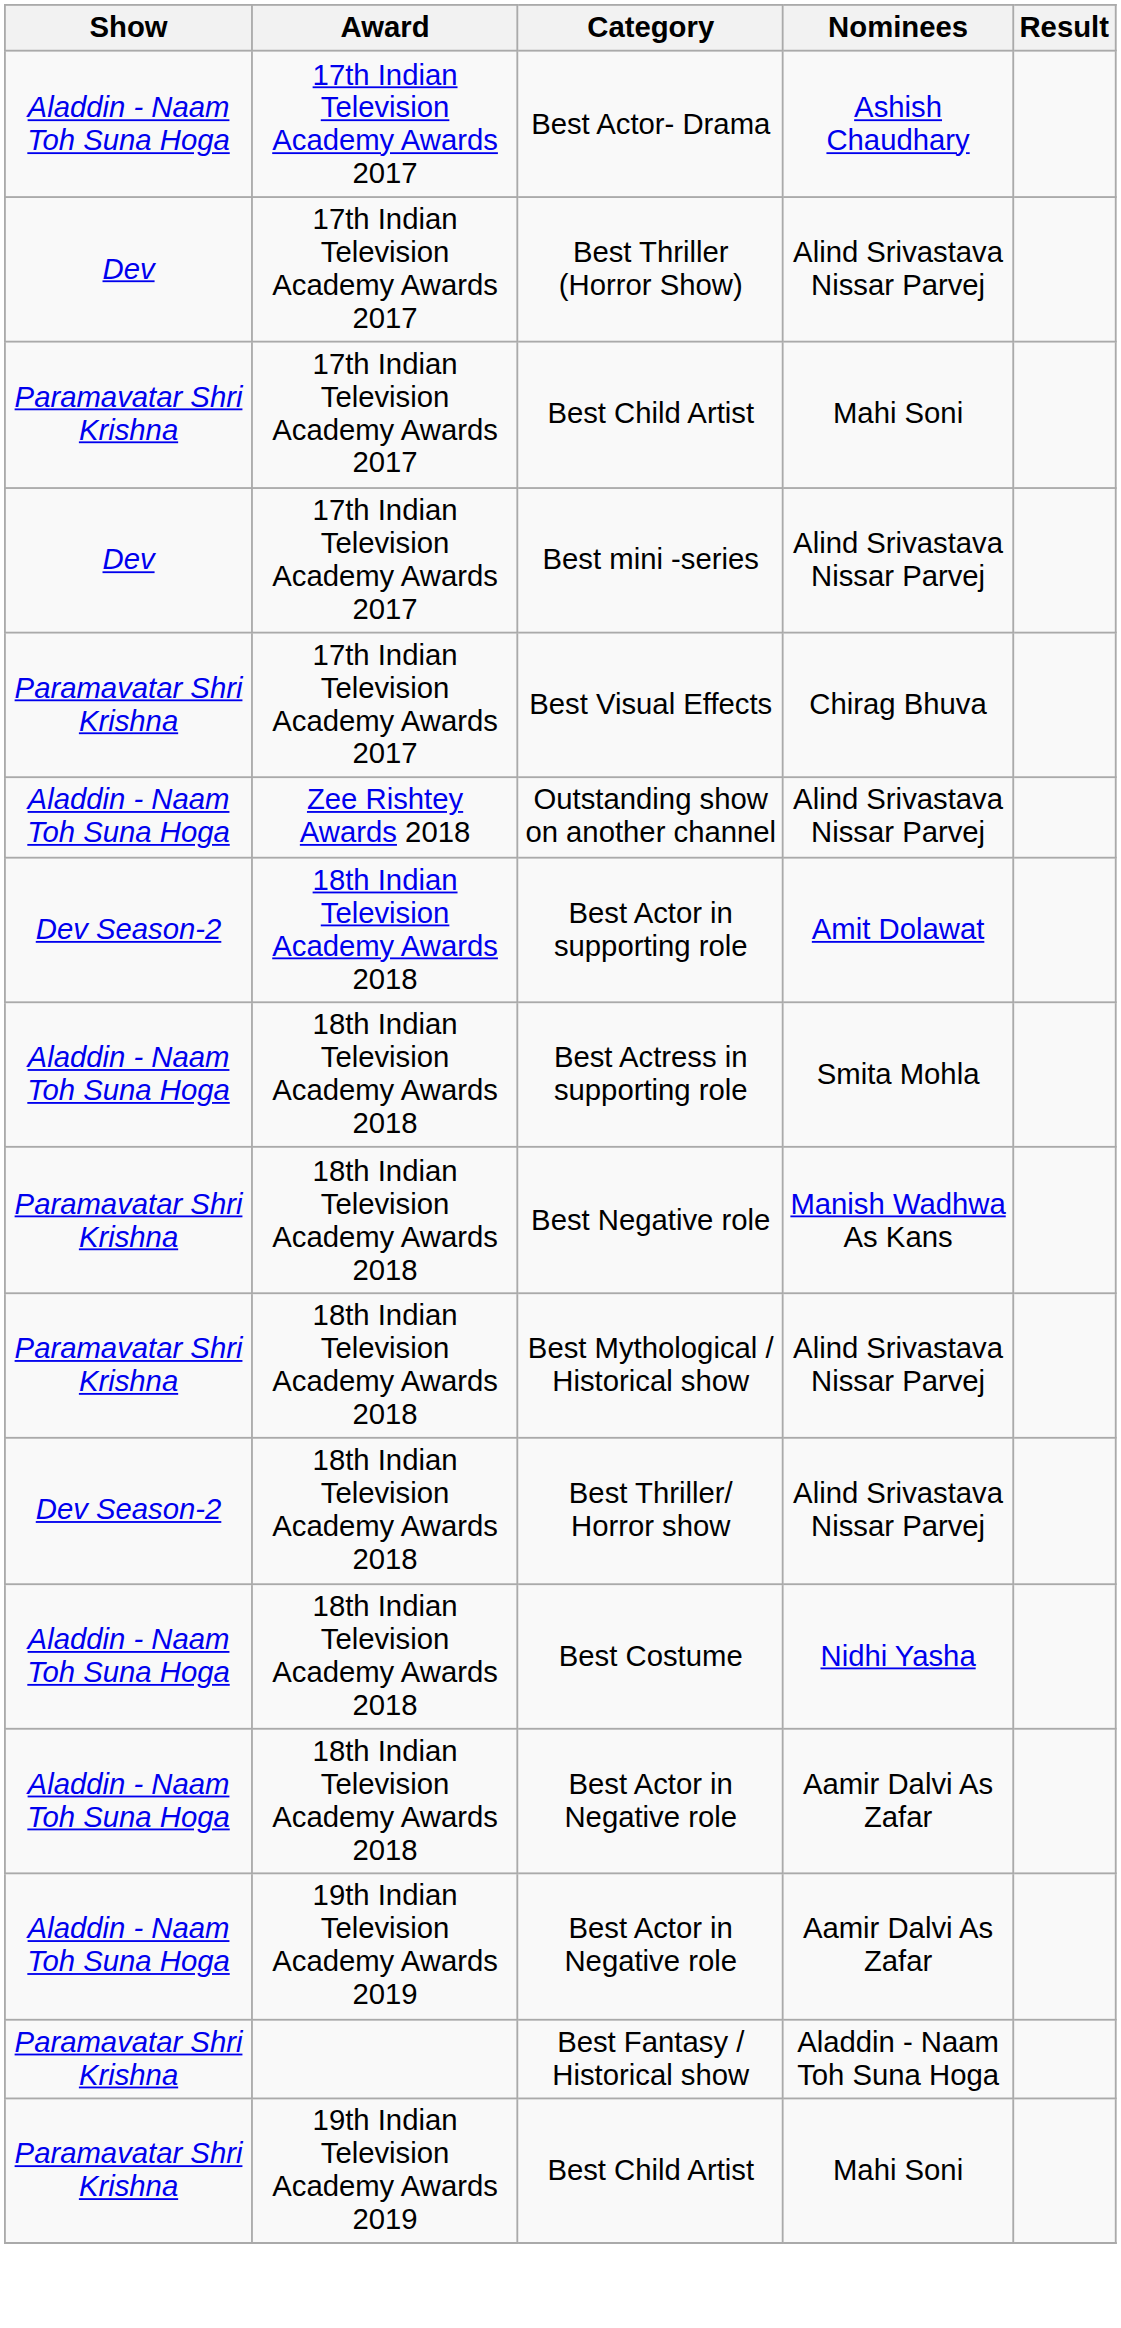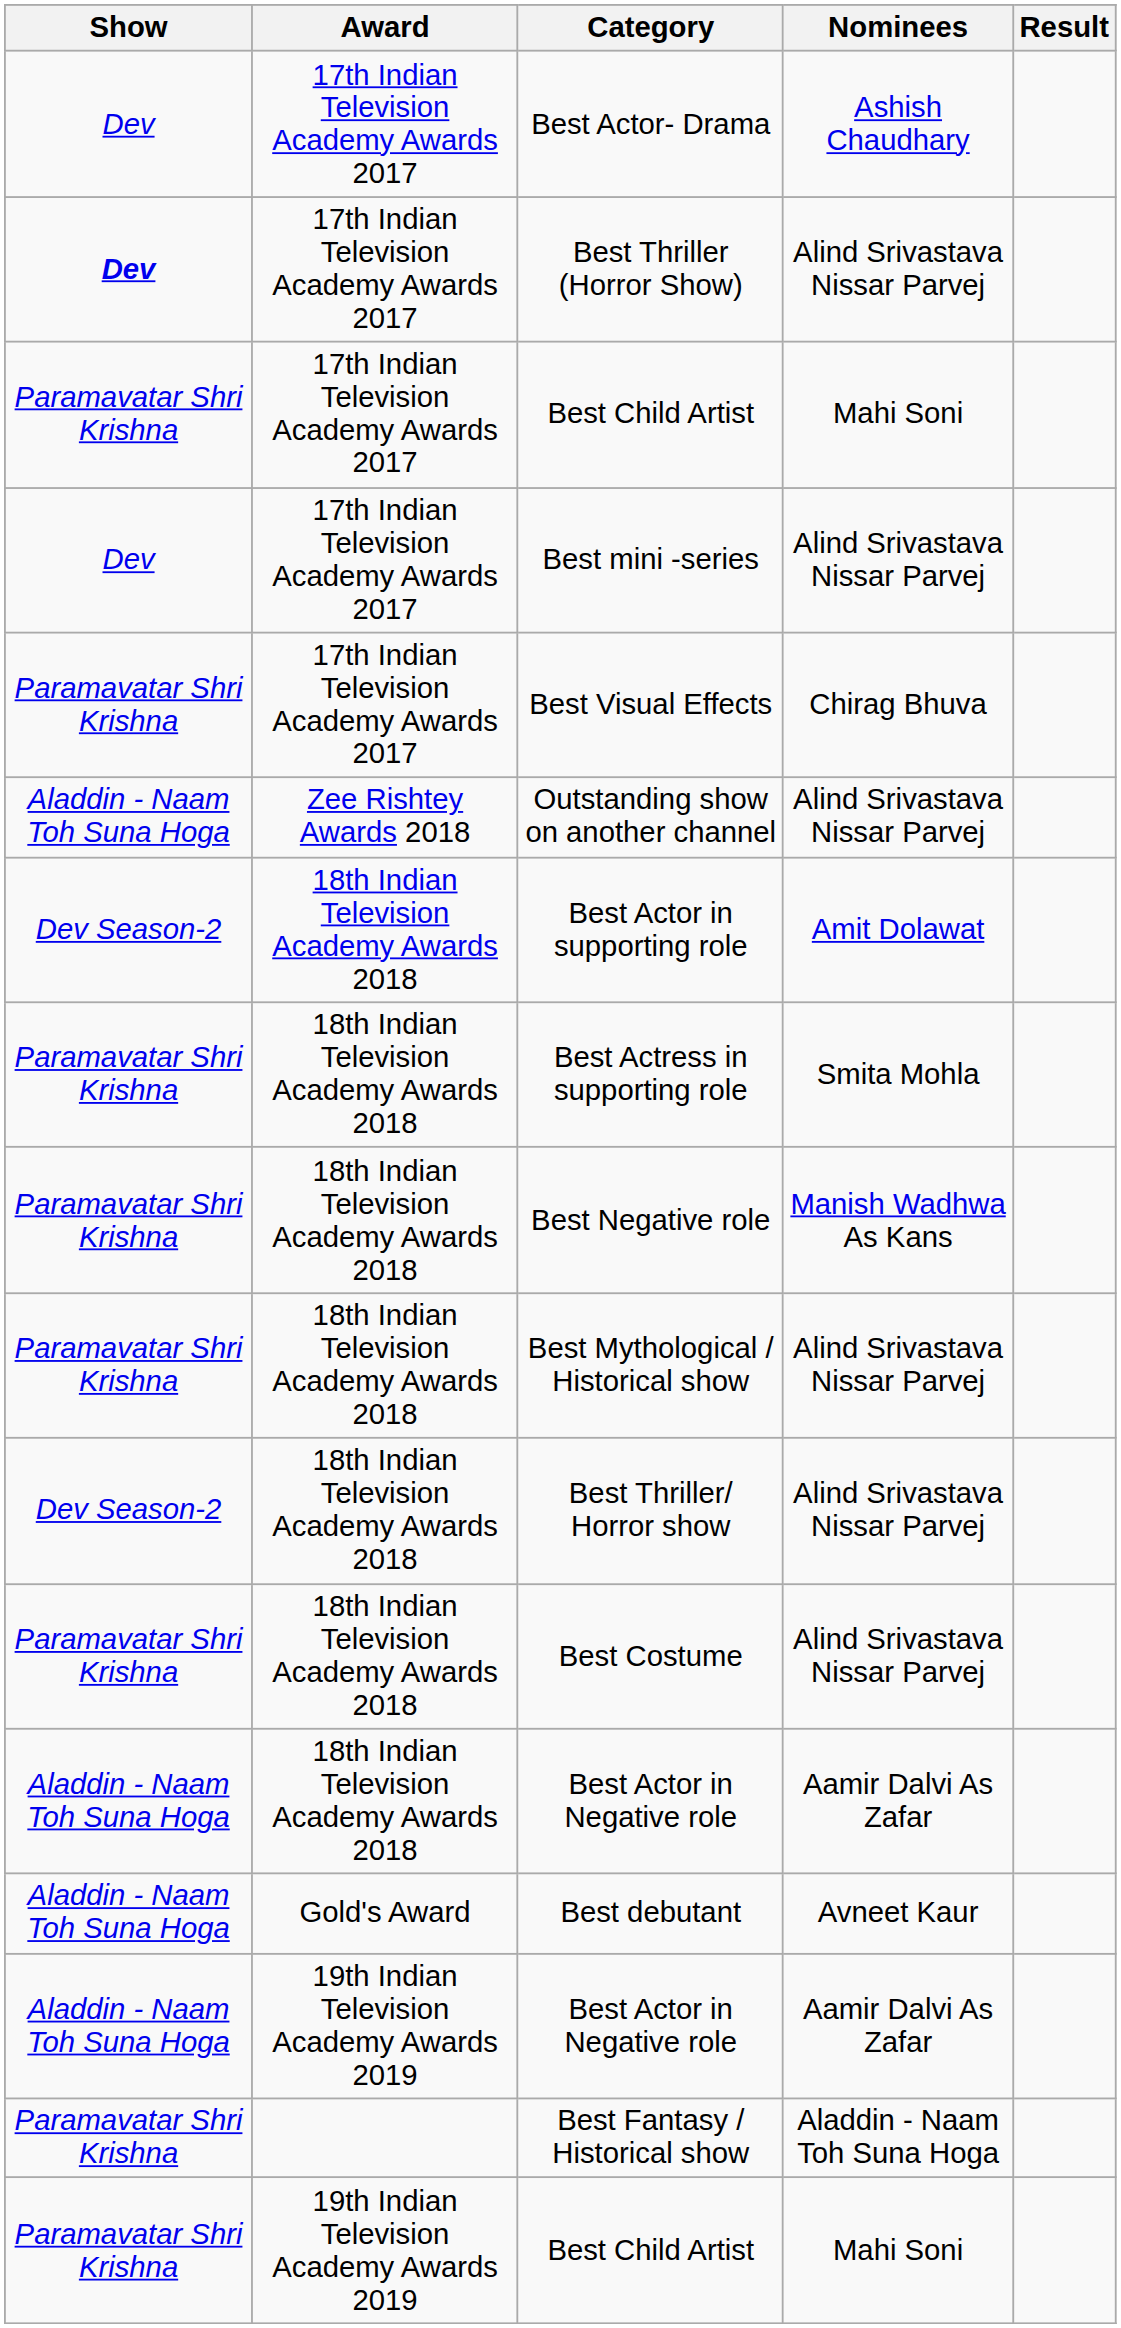(129, 123) Aladdin - Naam Toh Suna Hoga -> (129, 123) Dev
(129, 268) normal -> (129, 268) bold
(129, 1074) Aladdin - Naam Toh Suna Hoga -> (129, 1074) Paramavatar Shri Krishna
(129, 1655) Aladdin - Naam Toh Suna Hoga -> (129, 1655) Paramavatar Shri Krishna
(898, 1655) Nidhi Yasha -> (898, 1655) Alind Srivastava Nissar Parvej
+ row: (385, 1913)
